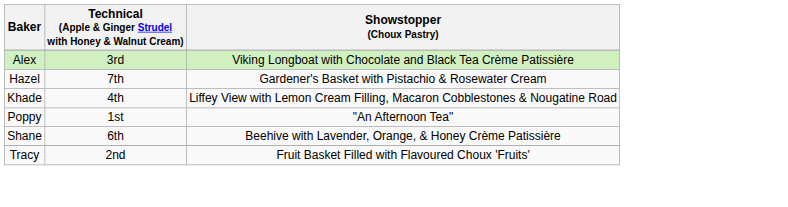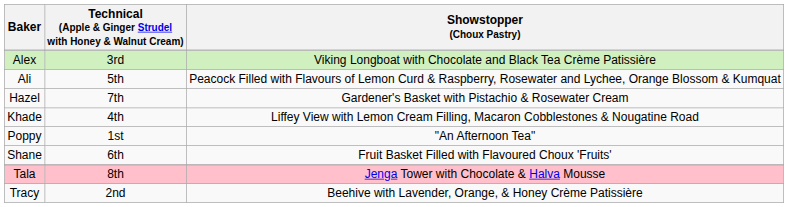+ row: (24, 79)
(403, 136) Beehive with Lavender, Orange, & Honey Crème Patissière -> (485, 155) Fruit Basket Filled with Flavoured Choux 'Fruits'
+ row: (24, 174)
(403, 155) Fruit Basket Filled with Flavoured Choux 'Fruits' -> (485, 193) Beehive with Lavender, Orange, & Honey Crème Patissière
